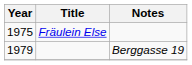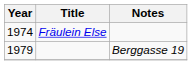(20, 32) 1975 -> (20, 32) 1974
